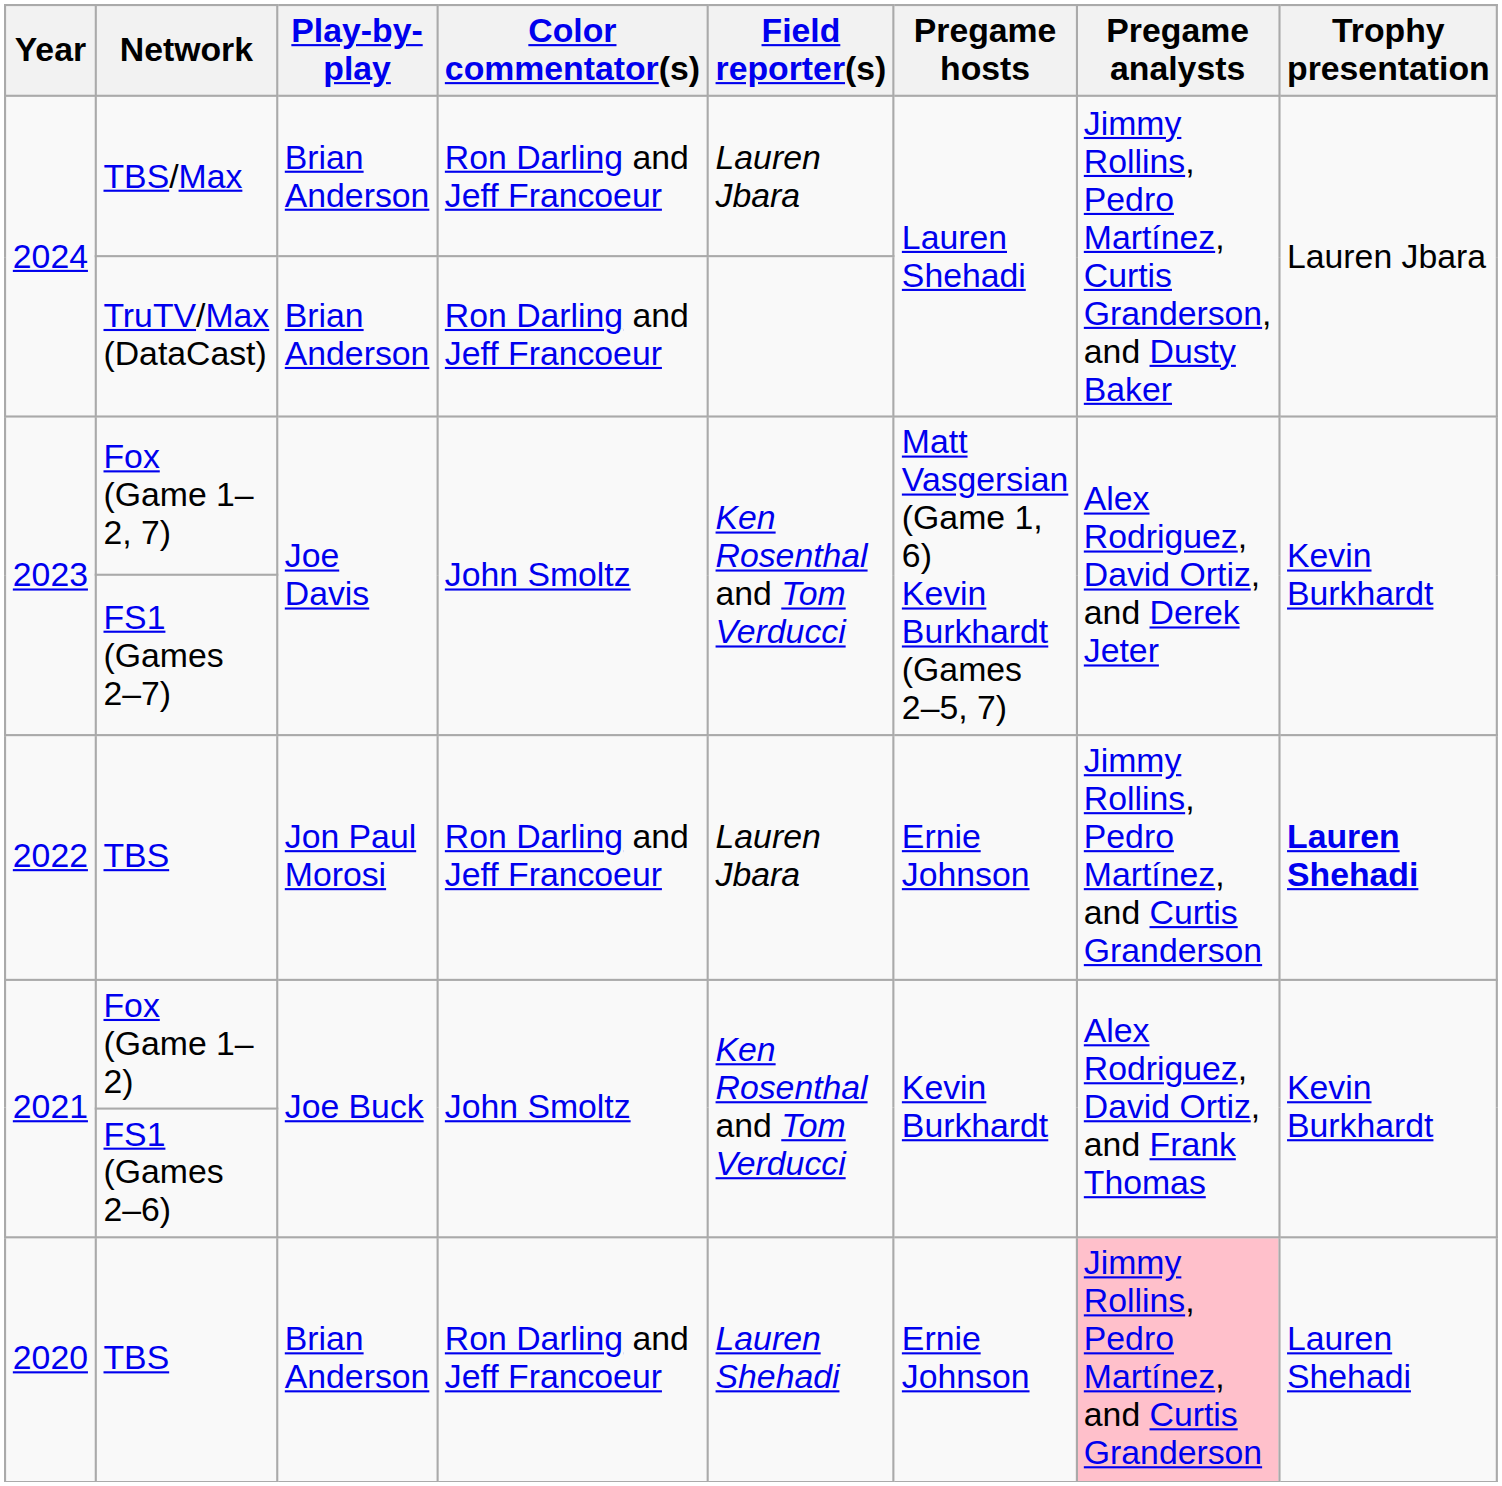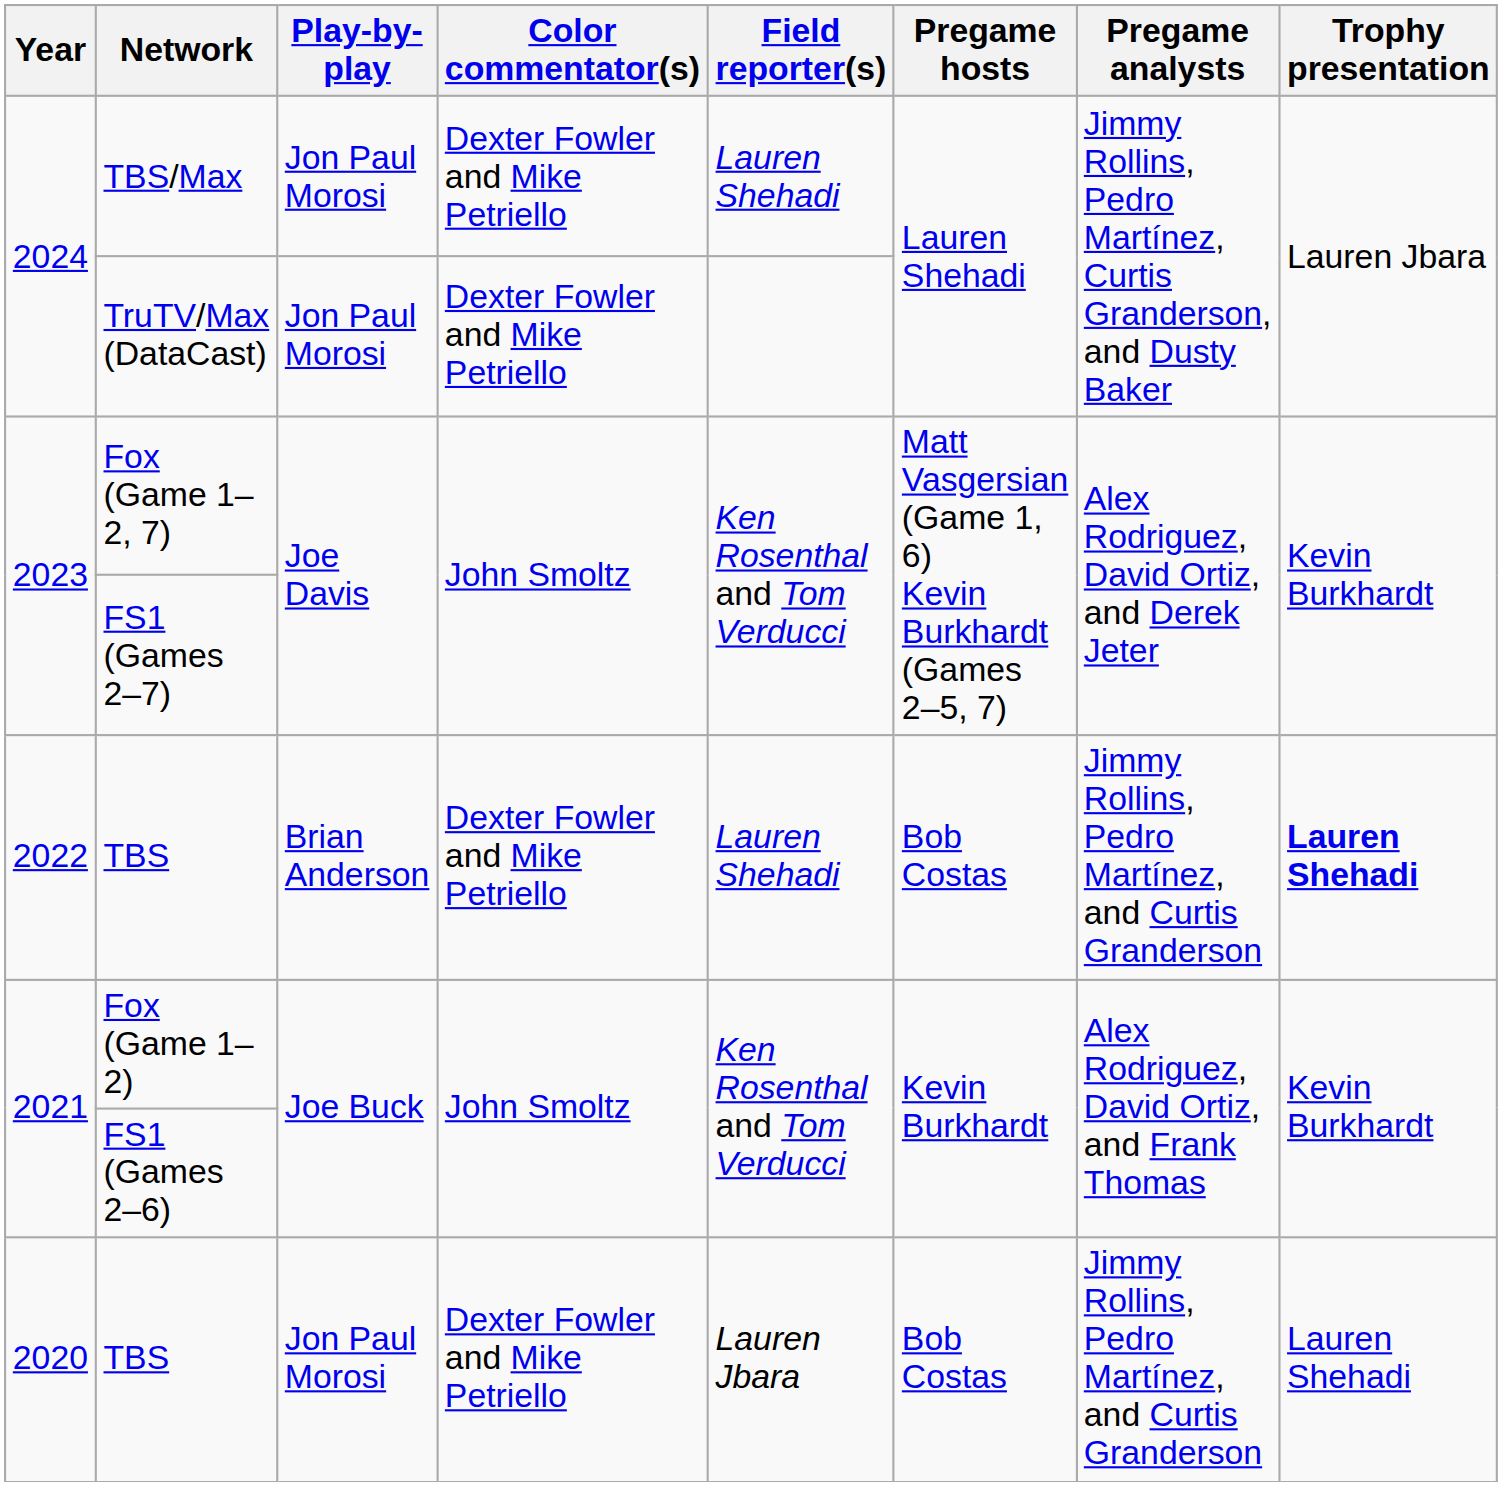(357, 175) Brian Anderson -> (350, 175) Jon Paul Morosi
(567, 175) Ron Darling and Jeff Francoeur -> (550, 175) Dexter Fowler and Mike Petriello
(768, 175) Lauren Jbara -> (778, 175) Lauren Shehadi
(357, 335) Brian Anderson -> (350, 335) Jon Paul Morosi
(567, 335) Ron Darling and Jeff Francoeur -> (550, 335) Dexter Fowler and Mike Petriello
(350, 856) Jon Paul Morosi -> (357, 856) Brian Anderson
(567, 856) Ron Darling and Jeff Francoeur -> (550, 856) Dexter Fowler and Mike Petriello
(768, 856) Lauren Jbara -> (778, 856) Lauren Shehadi
(966, 856) Ernie Johnson -> (954, 856) Bob Costas
(357, 1358) Brian Anderson -> (350, 1358) Jon Paul Morosi
(567, 1358) Ron Darling and Jeff Francoeur -> (550, 1358) Dexter Fowler and Mike Petriello
(778, 1358) Lauren Shehadi -> (768, 1358) Lauren Jbara
(966, 1358) Ernie Johnson -> (954, 1358) Bob Costas
(1173, 1358) pink background -> (1173, 1358) no background
